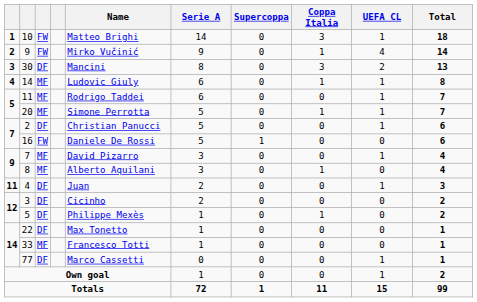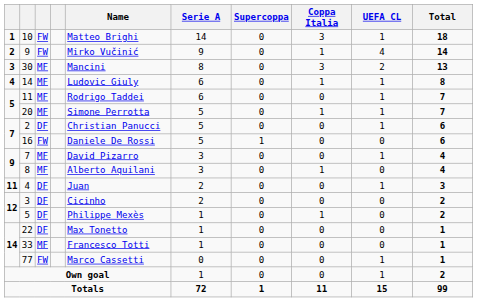(43, 67) DF -> (43, 67) MF
(43, 260) DF -> (43, 260) FW
